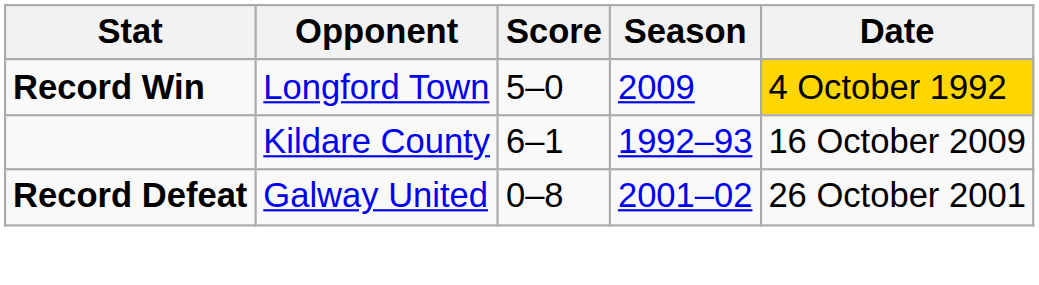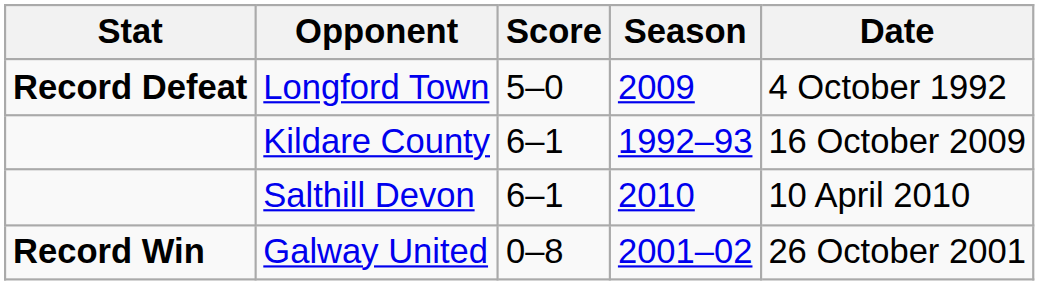(109, 86) Record Win -> (130, 86) Record Defeat
(888, 86) gold background -> (888, 86) no background
+ row: (369, 196)
(130, 196) Record Defeat -> (109, 251) Record Win
